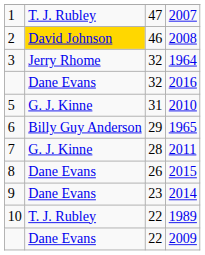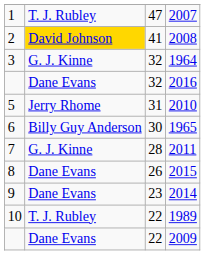(155, 37) 46 -> (155, 37) 41
(64, 60) Jerry Rhome -> (60, 60) G. J. Kinne
(60, 104) G. J. Kinne -> (64, 104) Jerry Rhome
(155, 127) 29 -> (155, 127) 30
